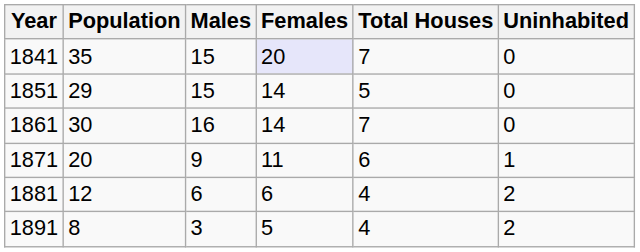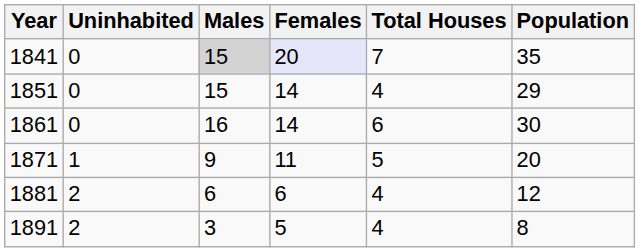columns swapped: (124, 21) <-> (566, 21)
(203, 56) no background -> (216, 56) lightgrey background
(364, 90) 5 -> (378, 90) 4
(364, 125) 7 -> (378, 125) 6
(364, 159) 6 -> (378, 159) 5
